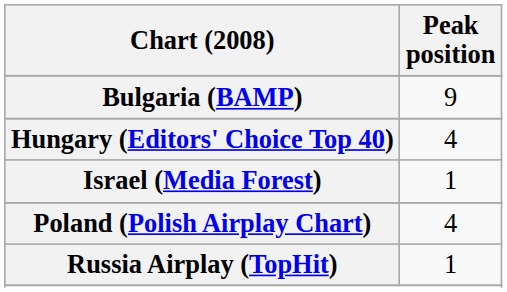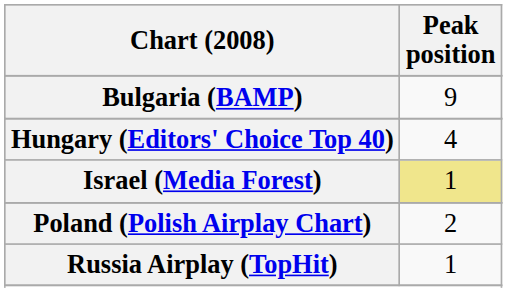(451, 180) no background -> (451, 180) khaki background
(451, 222) 4 -> (451, 222) 2
